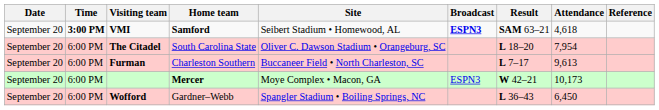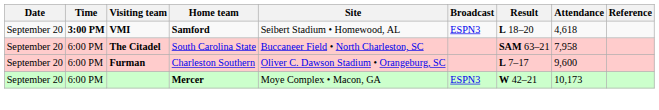(466, 29) bold -> (465, 29) normal
(524, 29) SAM 63–21 -> (516, 29) L 18–20
(353, 46) Oliver C. Dawson Stadium • Orangeburg, SC -> (342, 46) Buccaneer Field • North Charleston, SC
(516, 46) L 18–20 -> (524, 46) SAM 63–21
(566, 46) 7,954 -> (566, 46) 7,958
(342, 63) Buccaneer Field • North Charleston, SC -> (353, 63) Oliver C. Dawson Stadium • Orangeburg, SC
(566, 63) 9,613 -> (566, 63) 9,600
- row: (128, 97)
